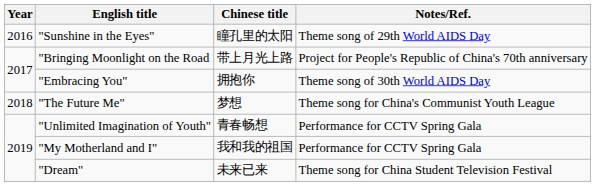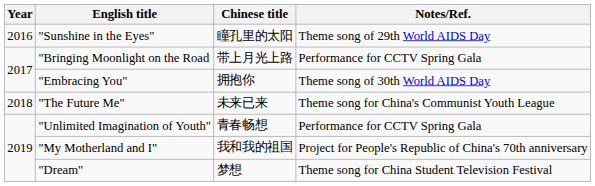(443, 58) Project for People's Republic of China's 70th anniversary -> (390, 58) Performance for CCTV Spring Gala
(229, 102) 梦想 -> (242, 102) 未来已来
(390, 147) Performance for CCTV Spring Gala -> (443, 147) Project for People's Republic of China's 70th anniversary
(242, 169) 未来已来 -> (229, 169) 梦想
